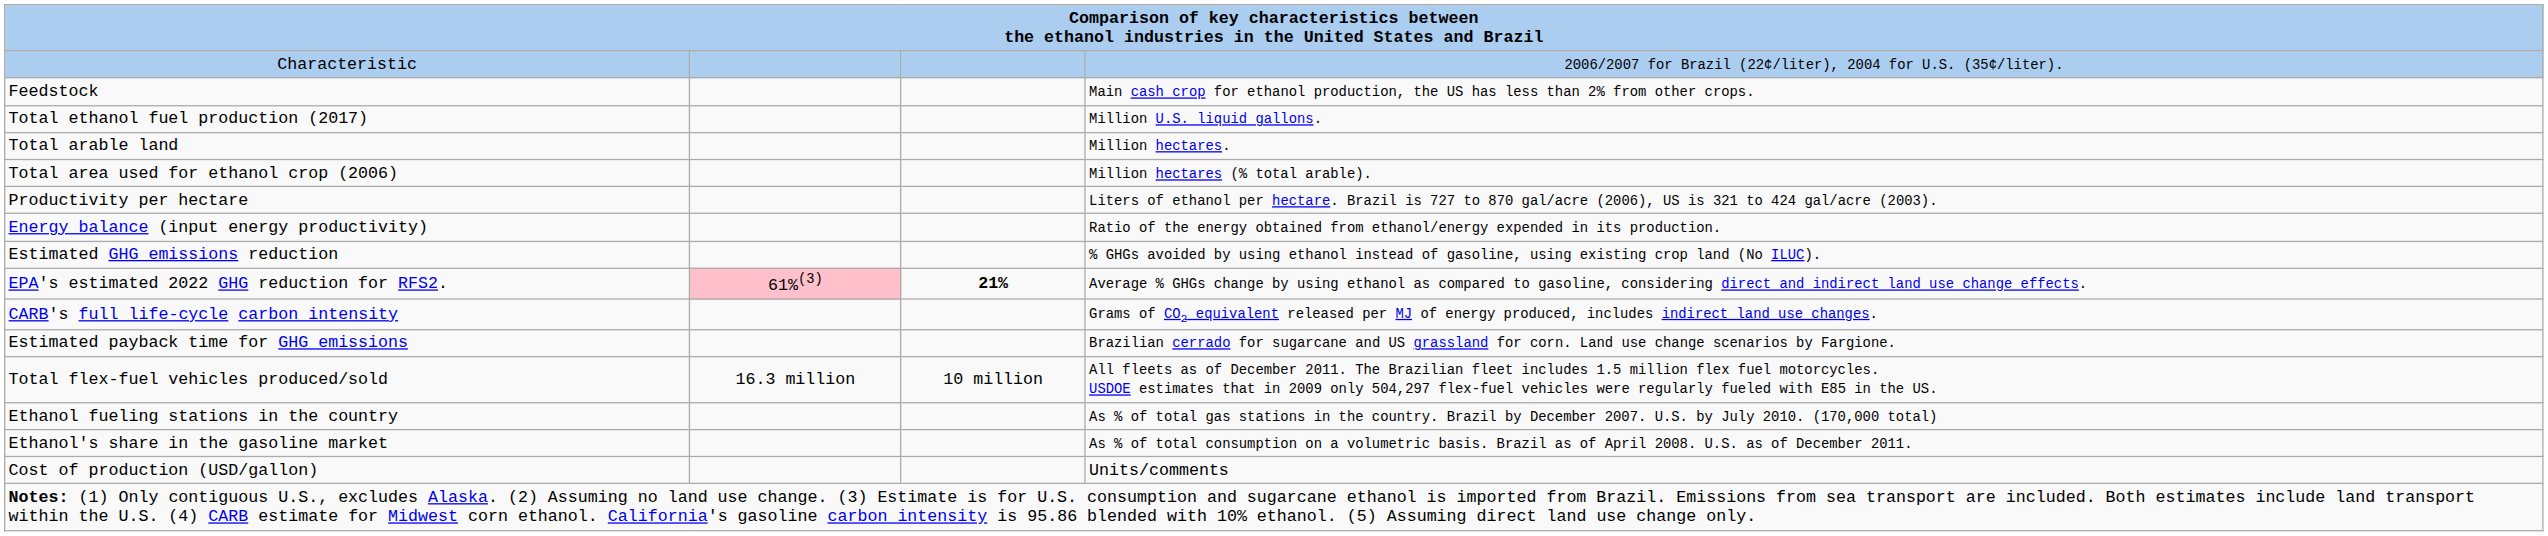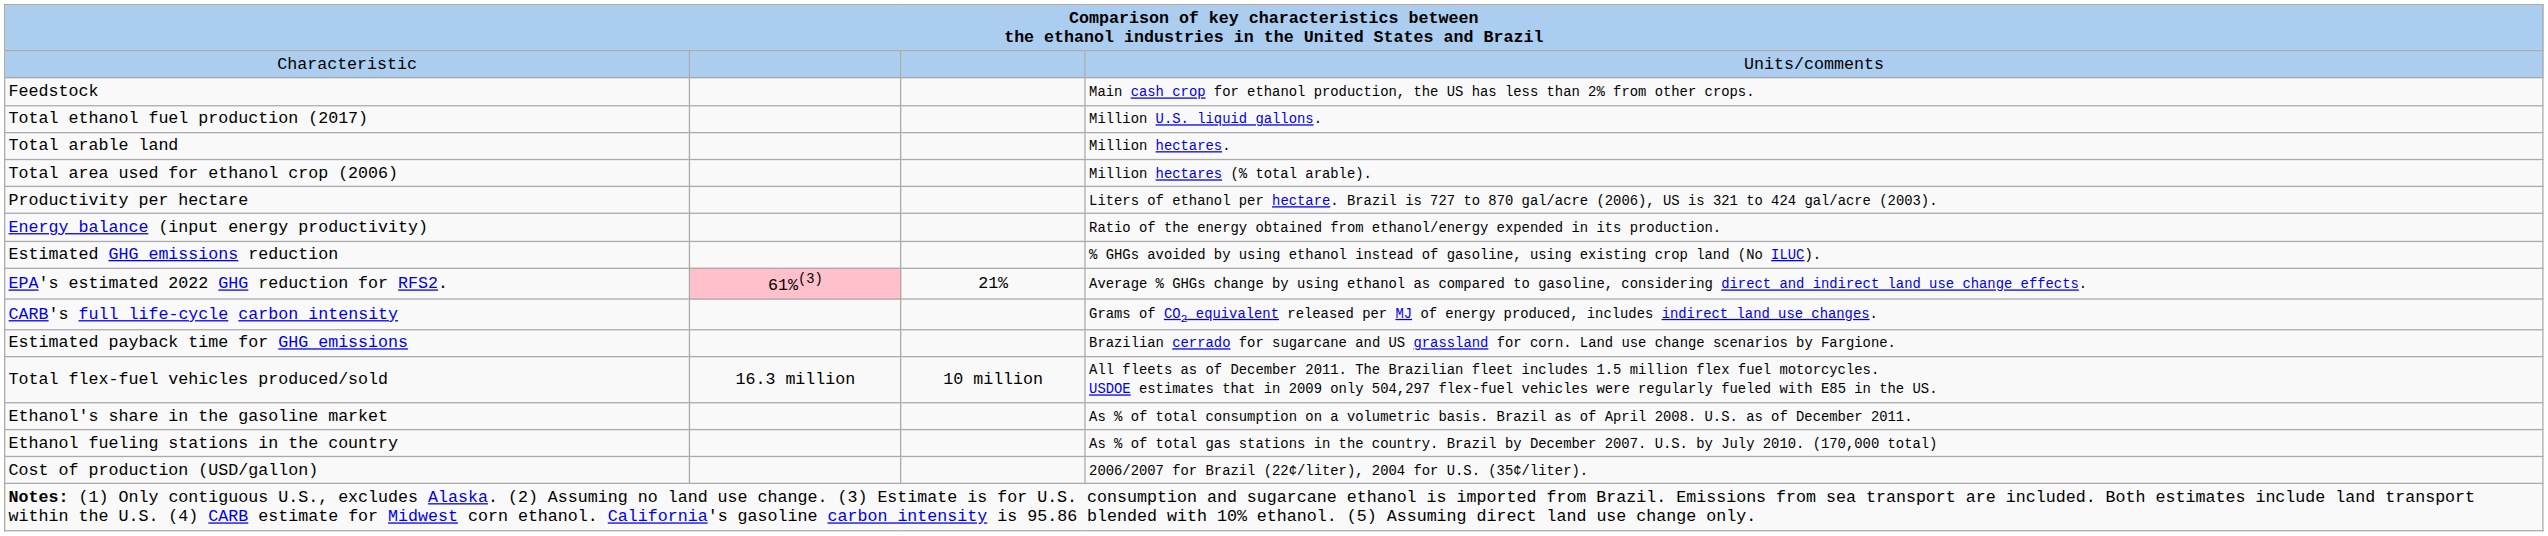(1814, 65) 2006/2007 for Brazil (22¢/liter), 2004 for U.S. (35¢/liter). -> (1814, 65) Units/comments
(993, 284) bold -> (993, 284) normal
rows swapped: (203, 416) <-> (198, 443)
(1159, 470) Units/comments -> (1339, 471) 2006/2007 for Brazil (22¢/liter), 2004 for U.S. (35¢/liter).
